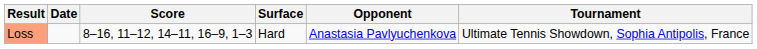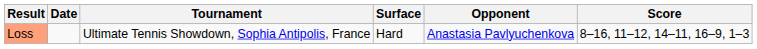columns swapped: (606, 14) <-> (168, 14)
